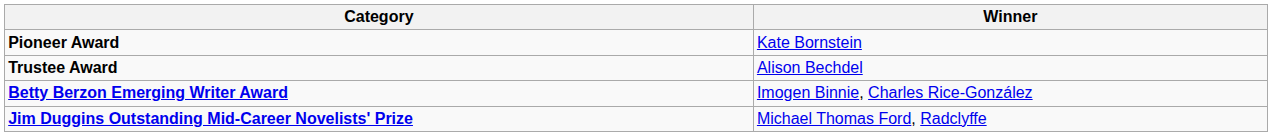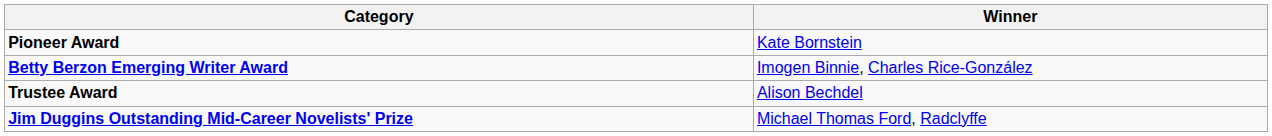rows swapped: (63, 67) <-> (148, 93)
